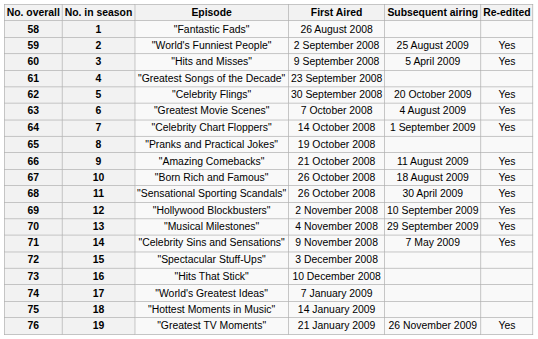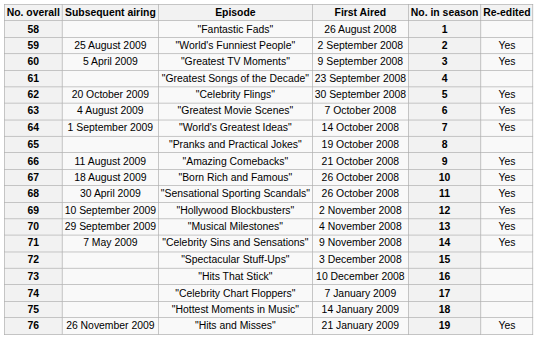columns swapped: (99, 12) <-> (433, 12)
(212, 62) "Hits and Misses" -> (235, 62) "Greatest TV Moments"
(212, 128) "Celebrity Chart Floppers" -> (235, 128) "World's Greatest Ideas"
(212, 293) "World's Greatest Ideas" -> (235, 293) "Celebrity Chart Floppers"
(212, 326) "Greatest TV Moments" -> (235, 326) "Hits and Misses"
